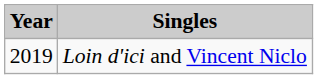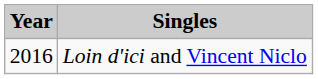(31, 55) 2019 -> (31, 55) 2016
